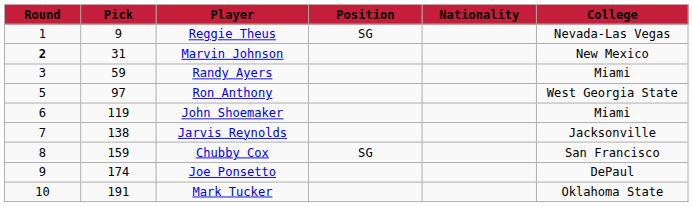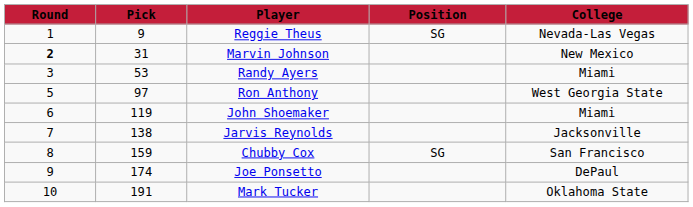- column: (479, 14)
(118, 73) 59 -> (141, 73) 53
